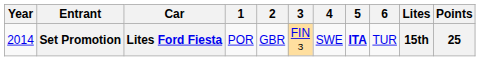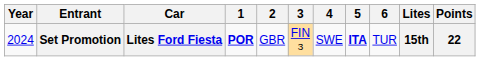(21, 40) 2014 -> (21, 40) 2024
(241, 40) normal -> (241, 40) bold
(454, 40) 25 -> (454, 40) 22
